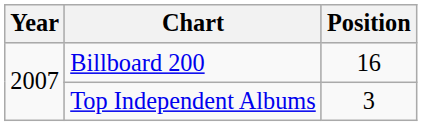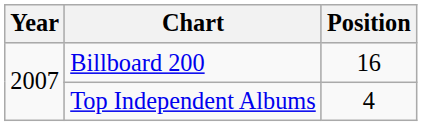(369, 100) 3 -> (369, 100) 4
